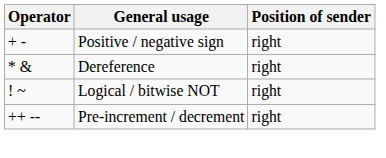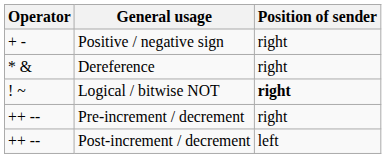(266, 91) normal -> (274, 91) bold
+ row: (164, 141)
